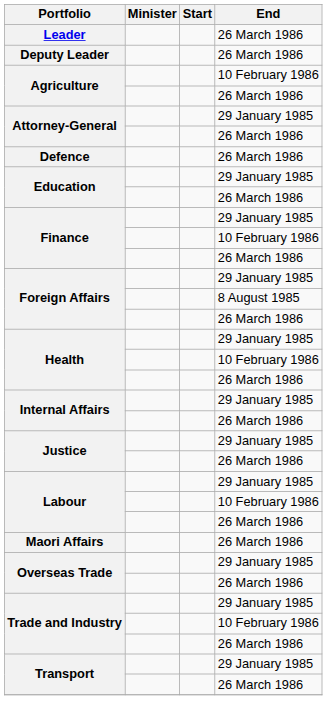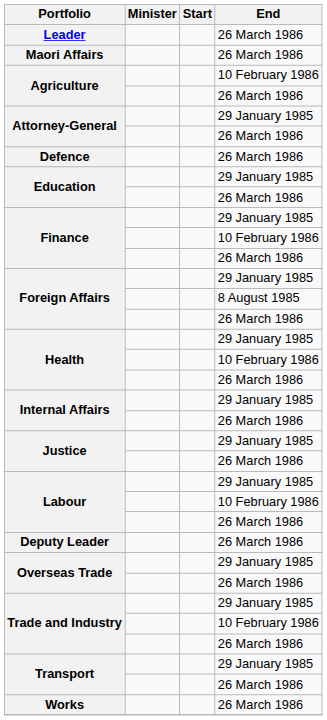rows swapped: (65, 55) <-> (65, 542)
+ row: (65, 704)
